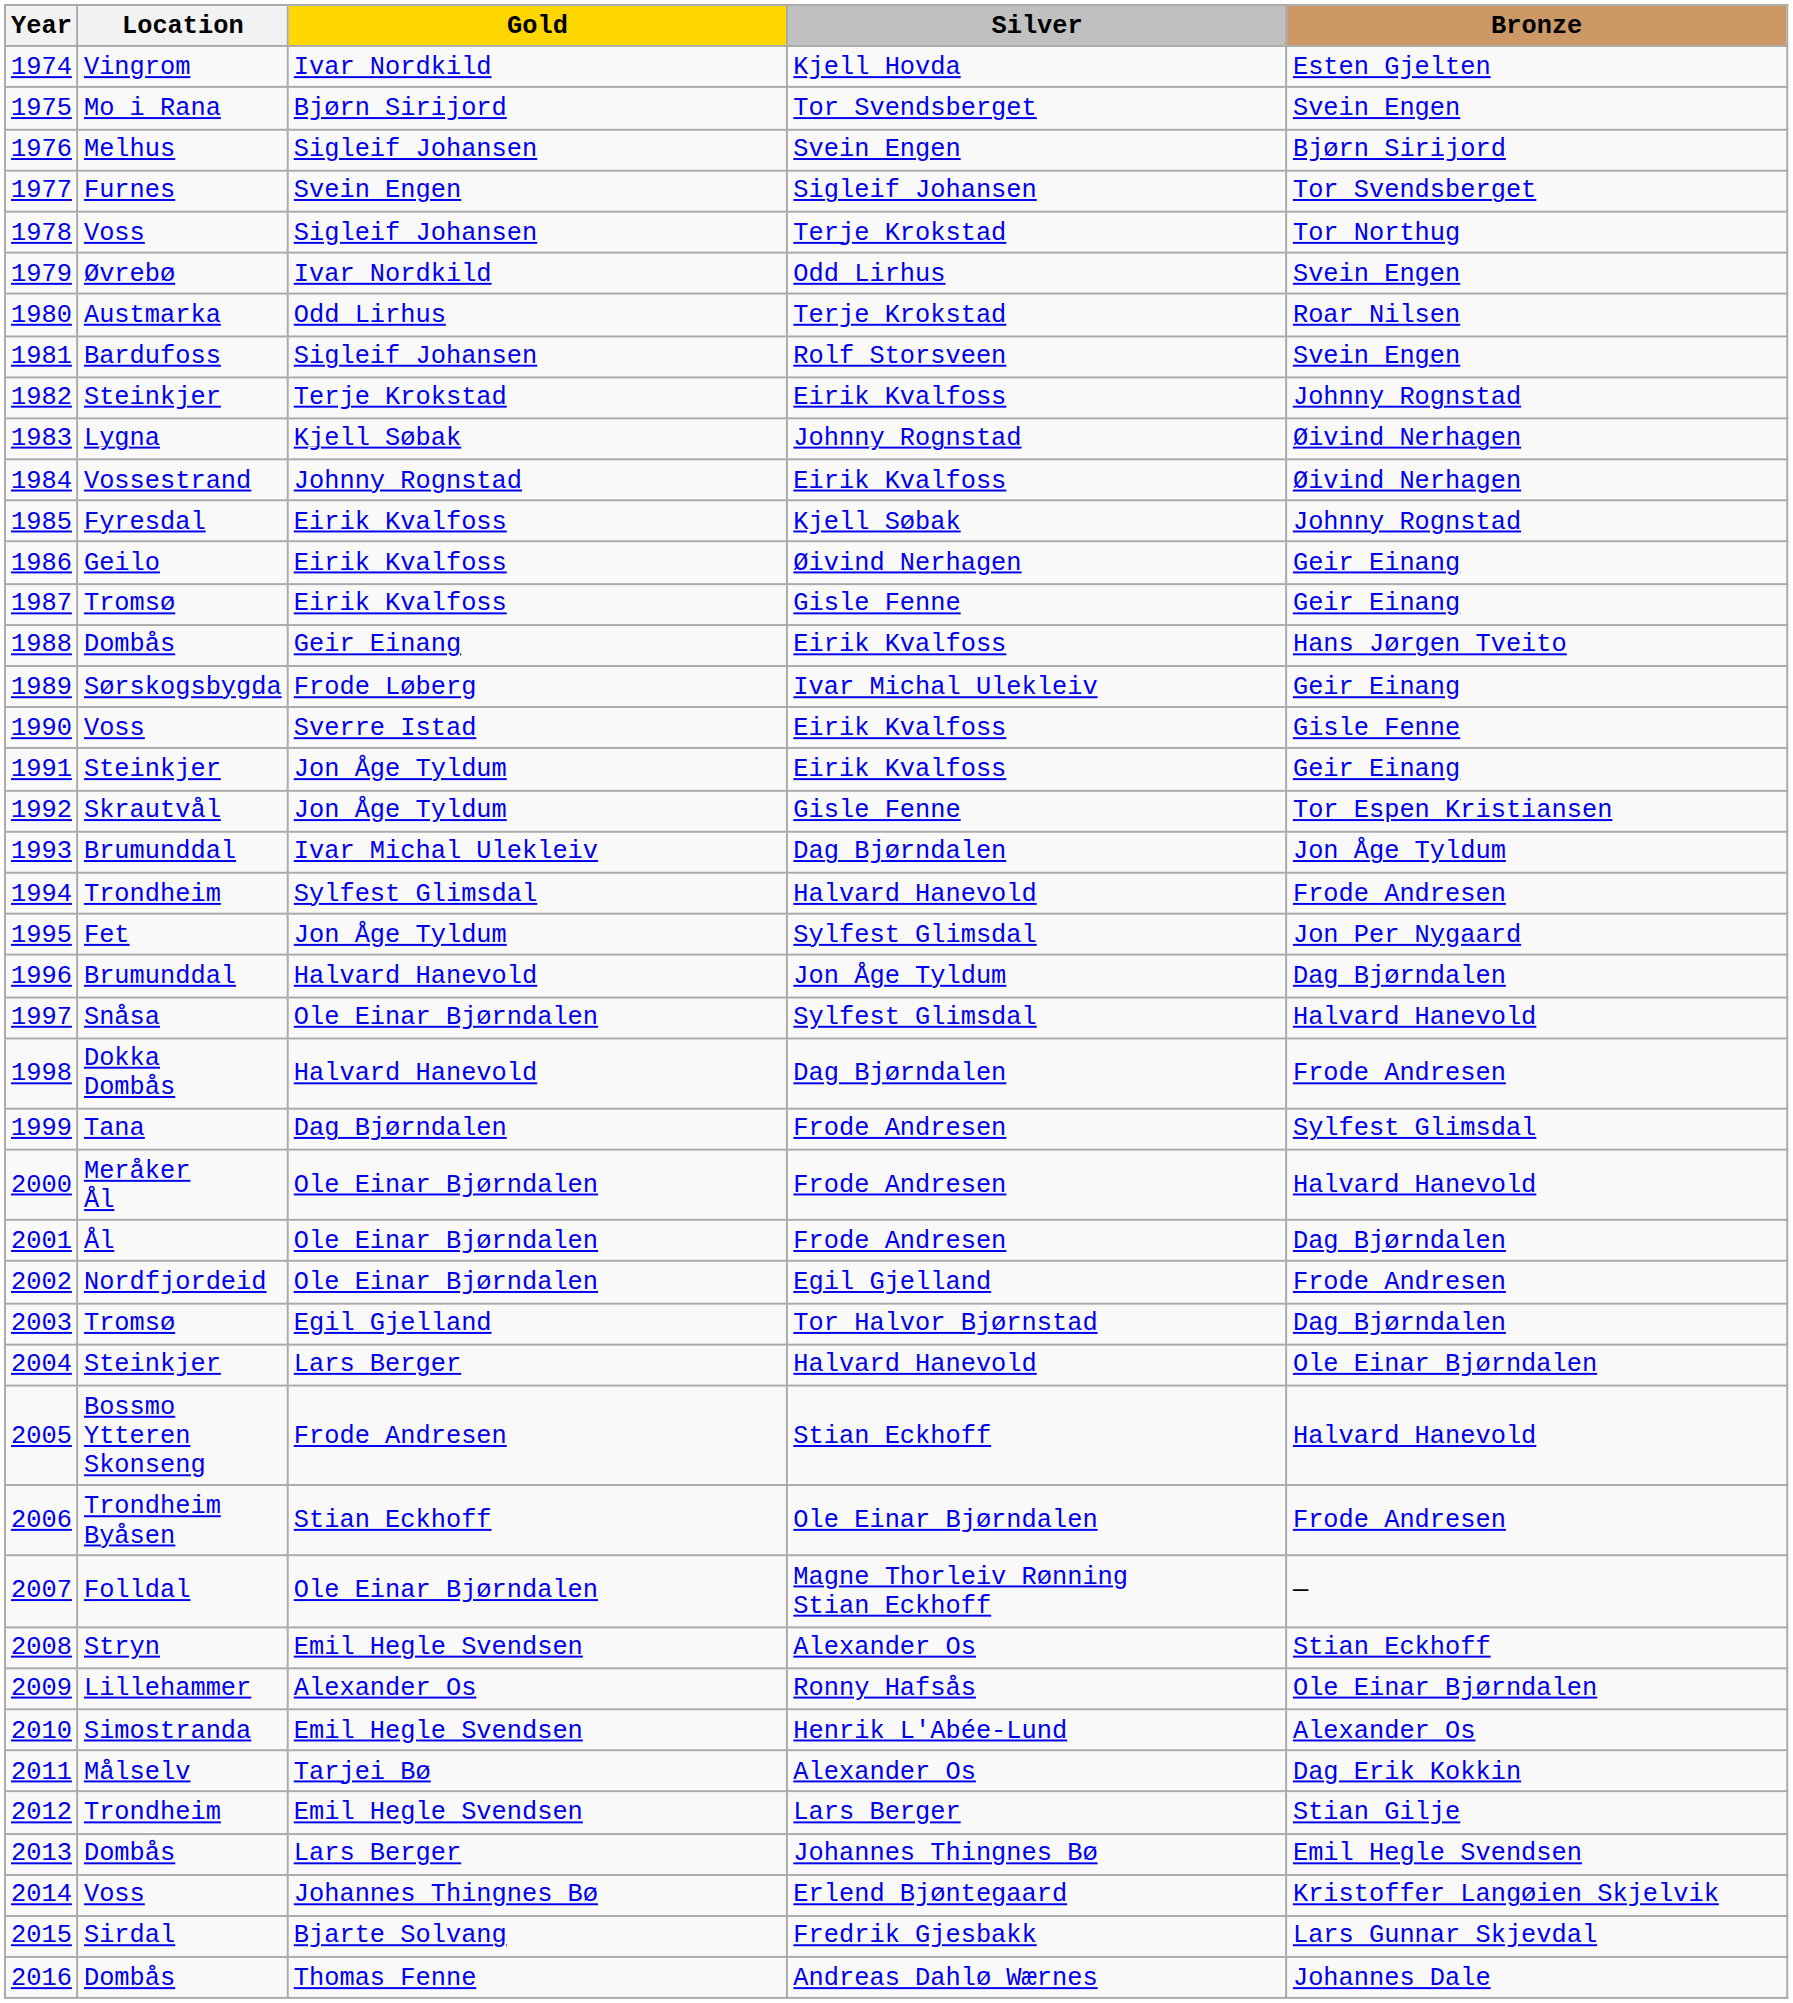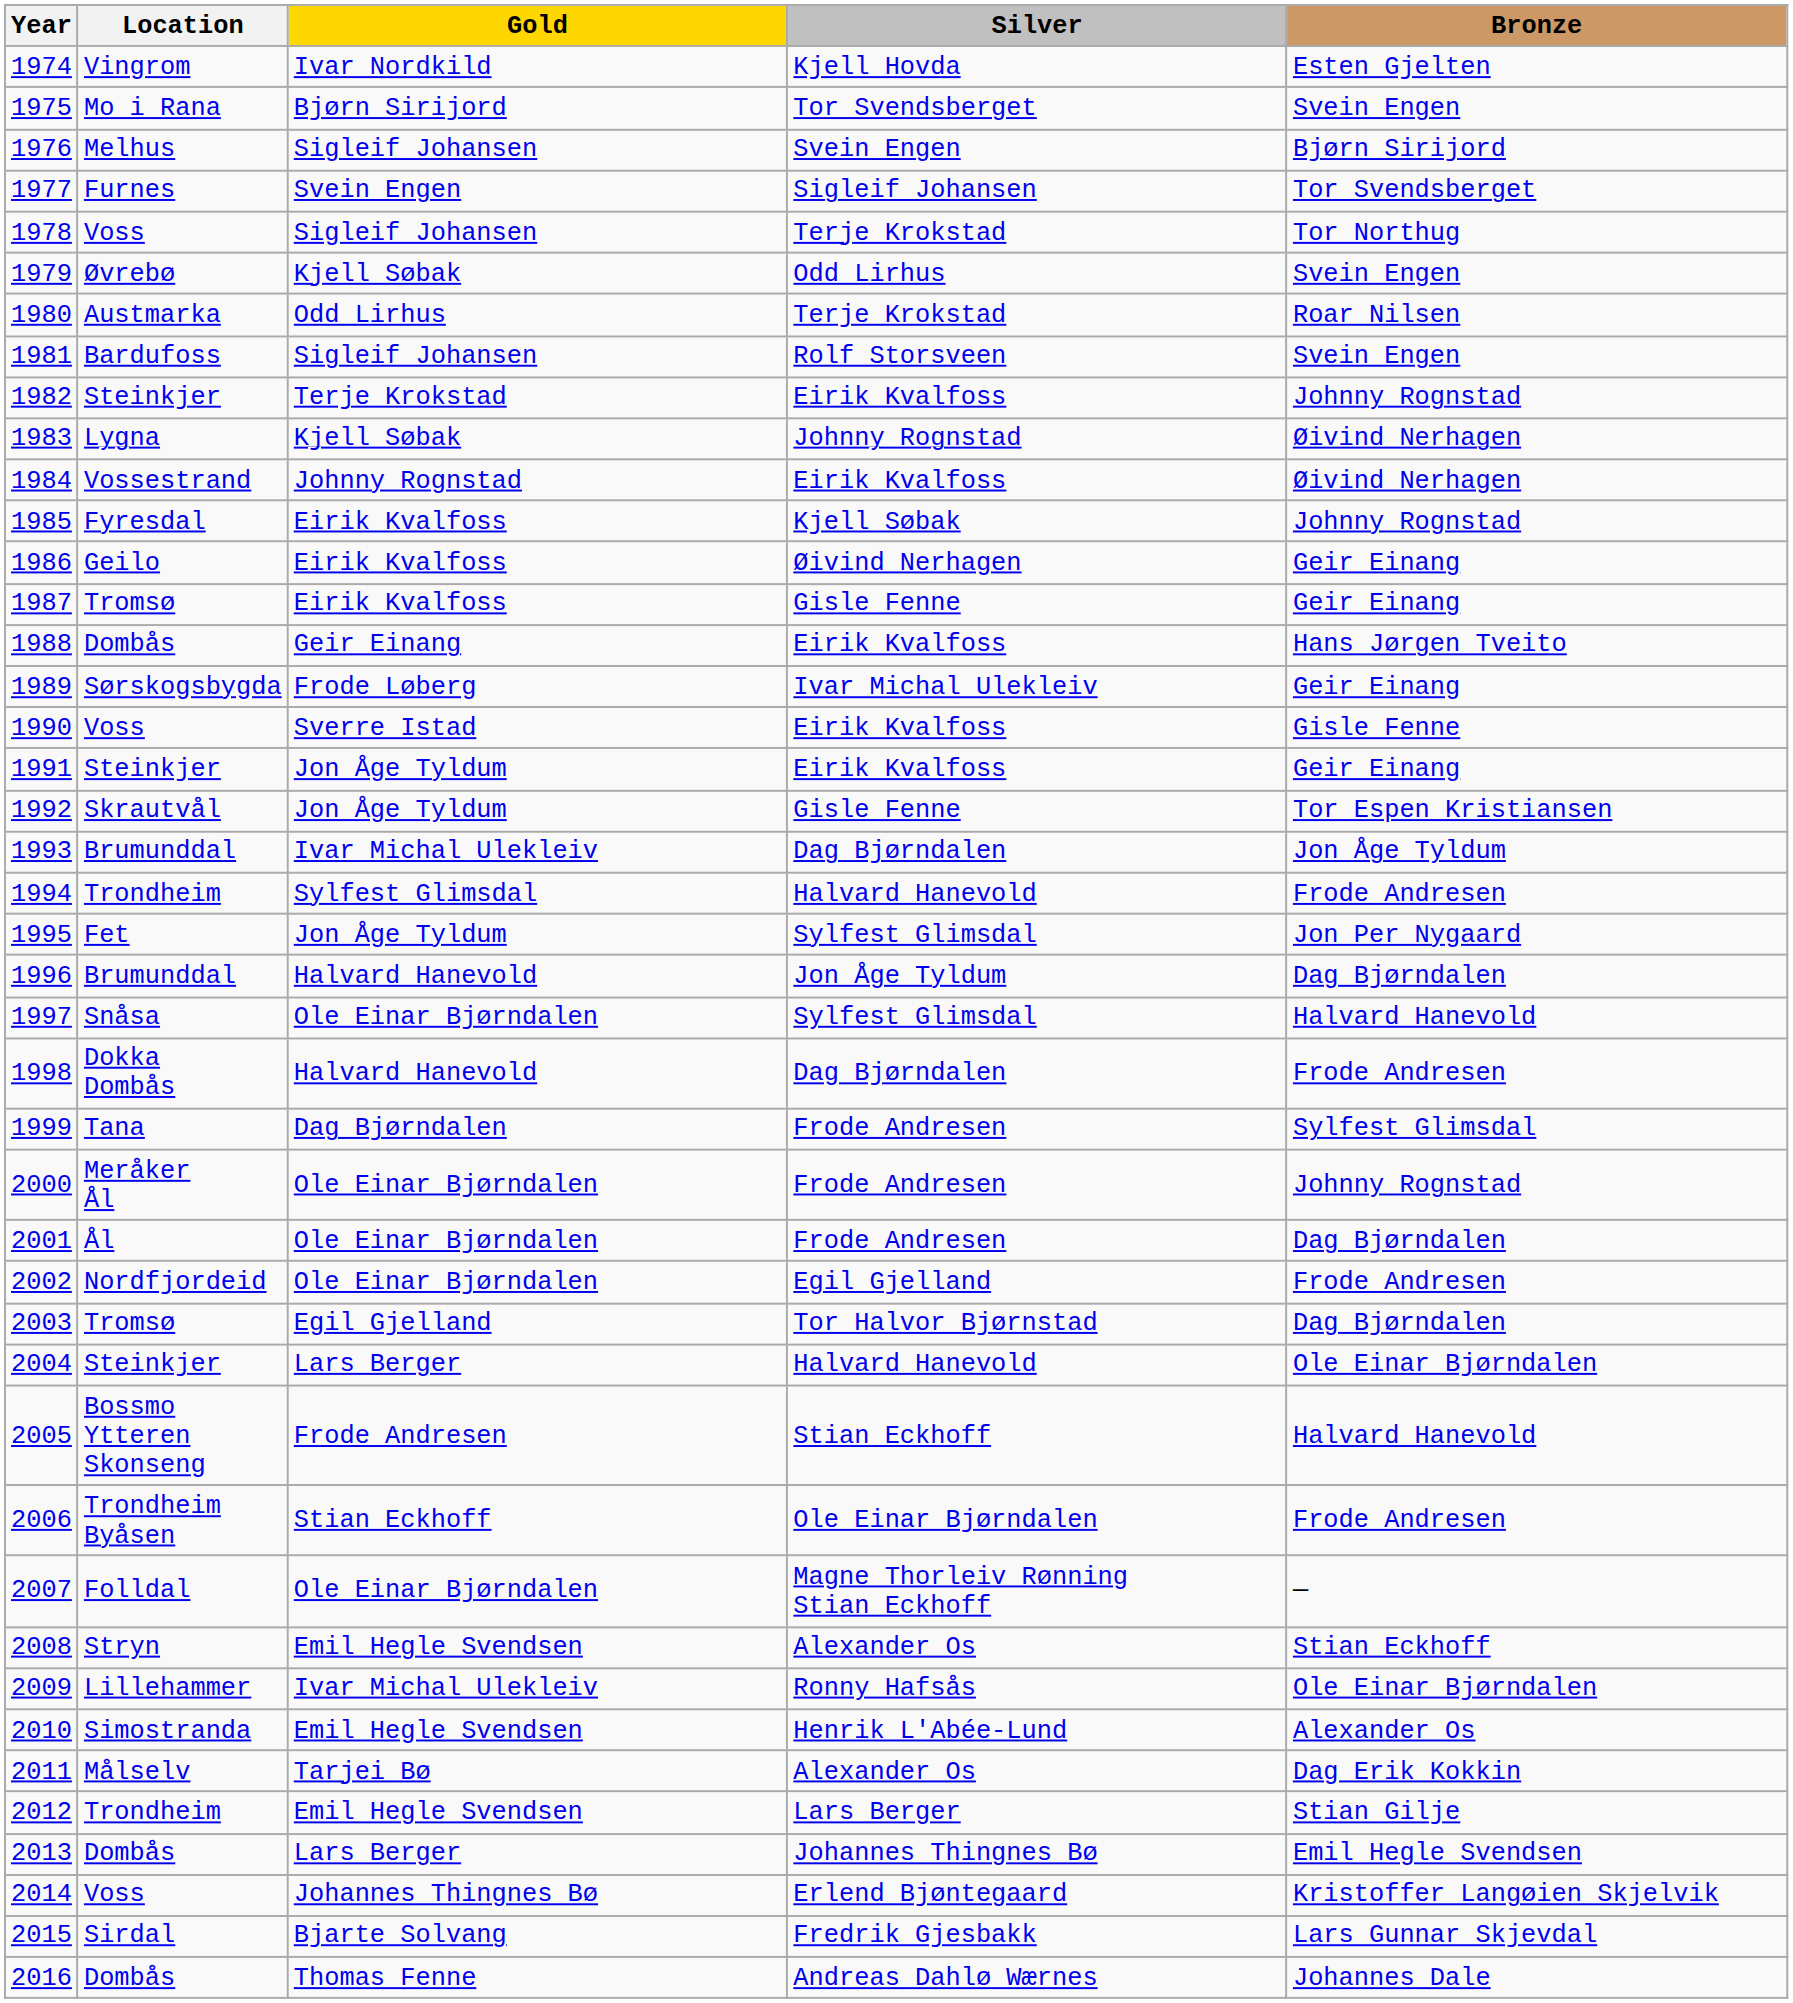(393, 274) Ivar Nordkild -> (377, 274) Kjell Søbak
(1415, 1185) Halvard Hanevold -> (1407, 1185) Johnny Rognstad
(385, 1688) Alexander Os -> (446, 1688) Ivar Michal Ulekleiv
